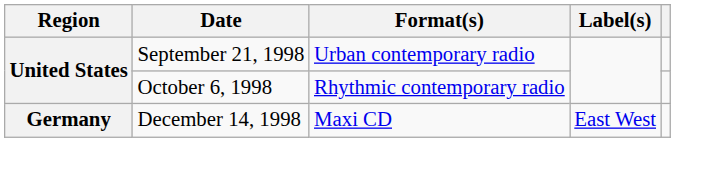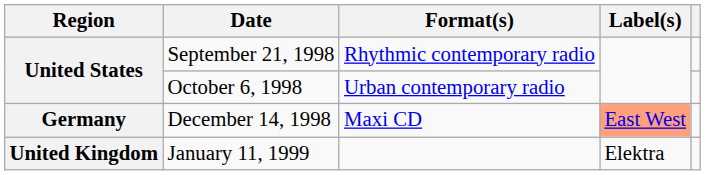(424, 53) Urban contemporary radio -> (469, 53) Rhythmic contemporary radio
(439, 86) Rhythmic contemporary radio -> (454, 86) Urban contemporary radio
(615, 119) no background -> (645, 119) lightsalmon background
+ row: (239, 152)
